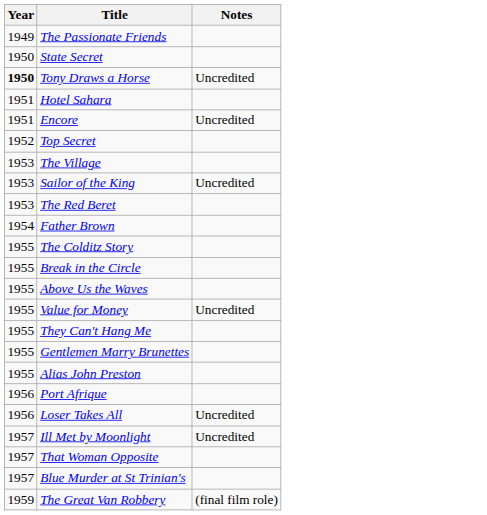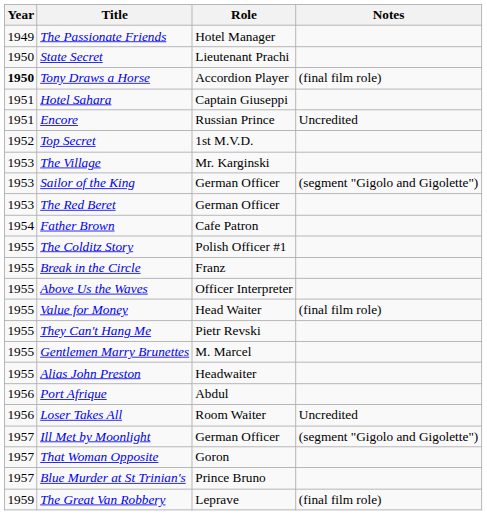+ column: (244, 15)
(225, 78) Uncredited -> (340, 78) (final film role)
(225, 183) Uncredited -> (389, 183) (segment "Gigolo and Gigolette")
(225, 309) Uncredited -> (340, 309) (final film role)
(225, 436) Uncredited -> (389, 436) (segment "Gigolo and Gigolette")
